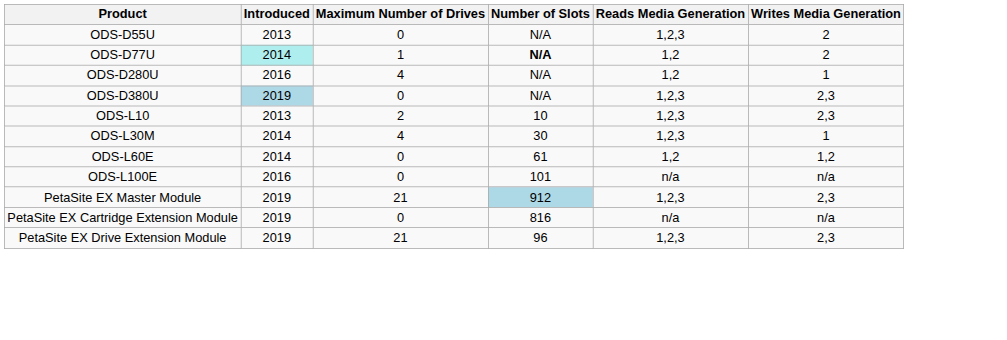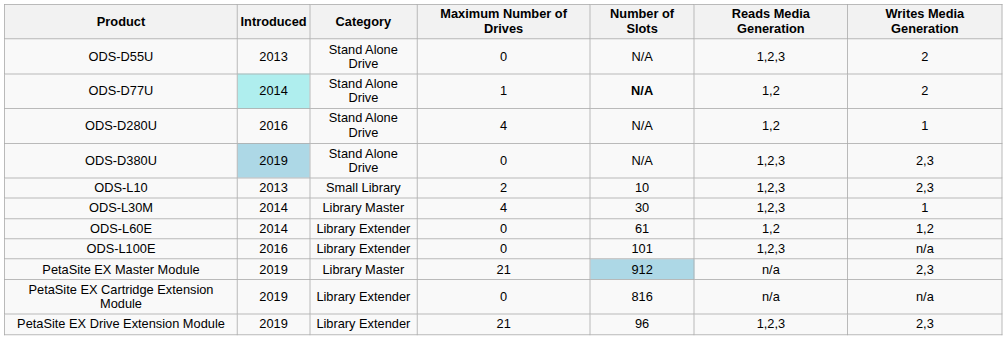+ column: (363, 21)
(670, 177) n/a -> (771, 249) 1,2,3
(670, 197) 1,2,3 -> (771, 269) n/a
